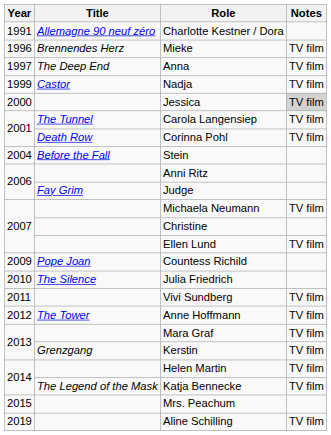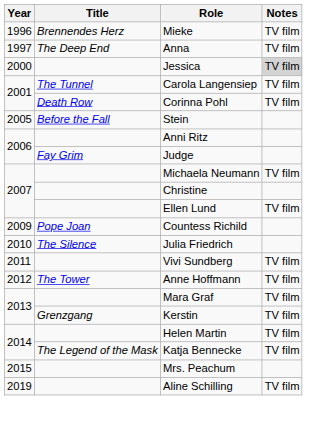- row: (223, 31)
- row: (178, 84)
(19, 155) 2004 -> (19, 119) 2005
